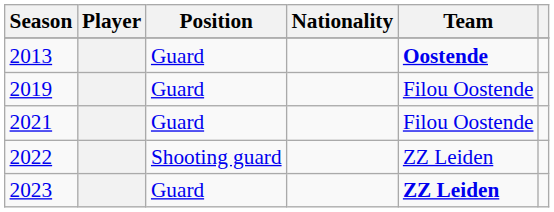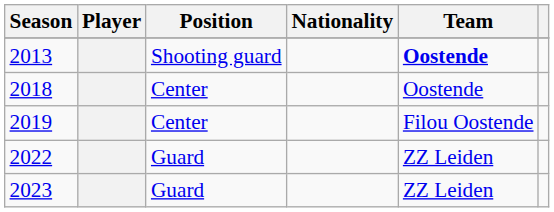(178, 55) Guard -> (216, 55) Shooting guard
+ row: (31, 88)
(178, 88) Guard -> (179, 122) Center
- row: (31, 122)
(216, 156) Shooting guard -> (178, 156) Guard
(451, 190) bold -> (448, 190) normal
